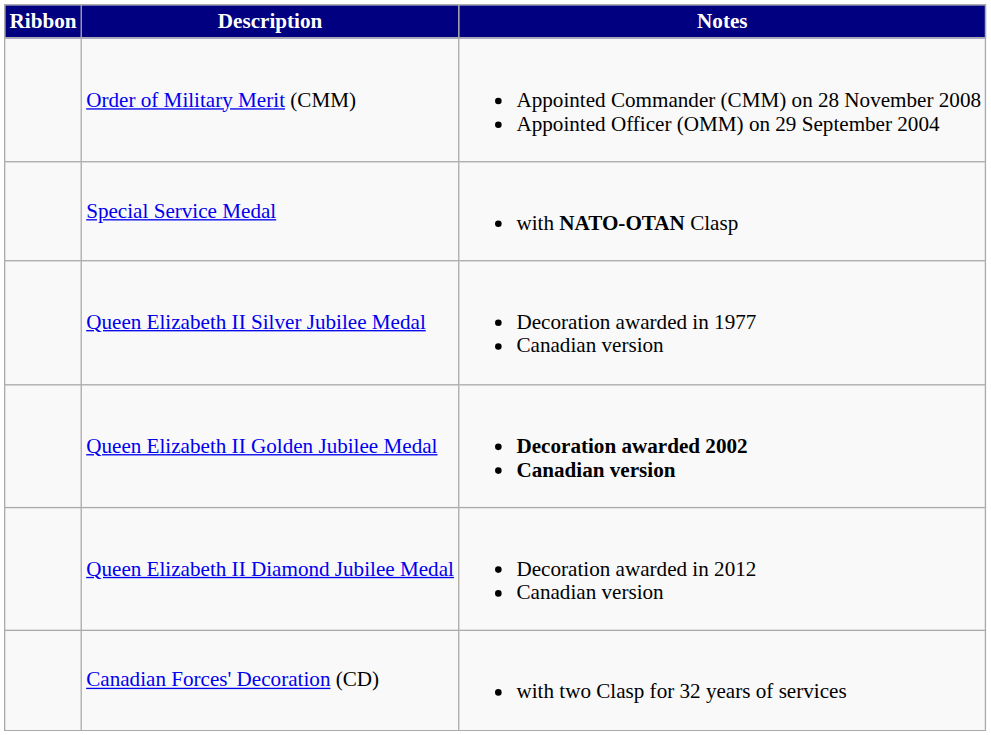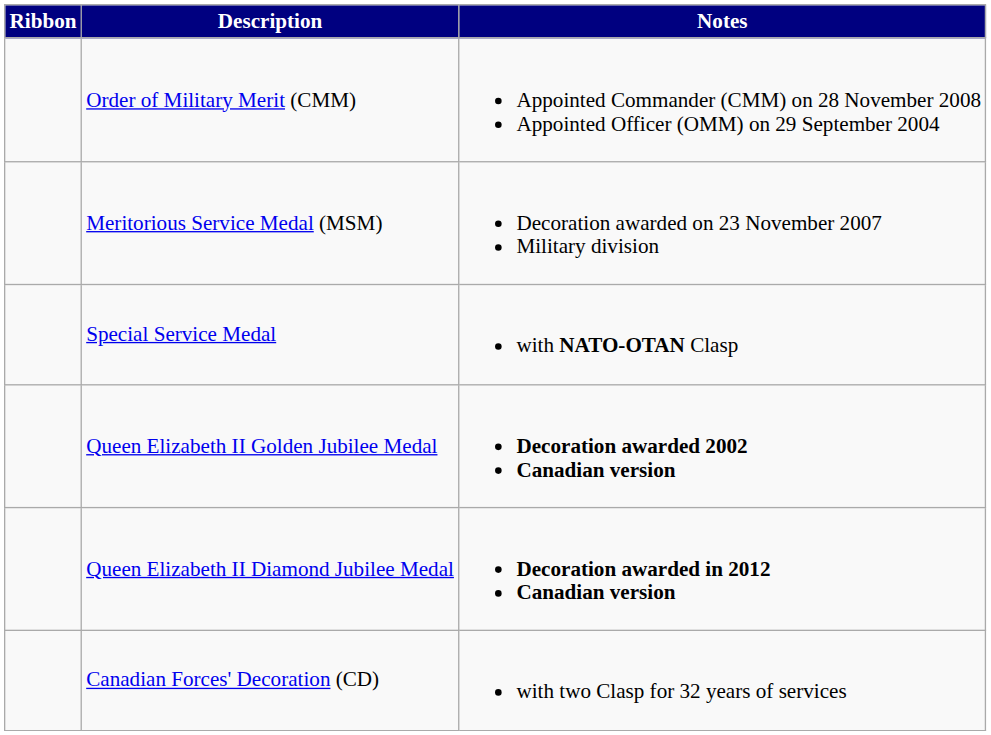+ row: (234, 222)
- row: (256, 322)
(722, 581) normal -> (722, 581) bold
